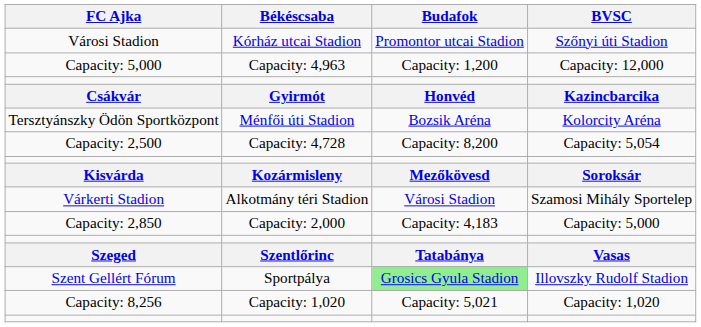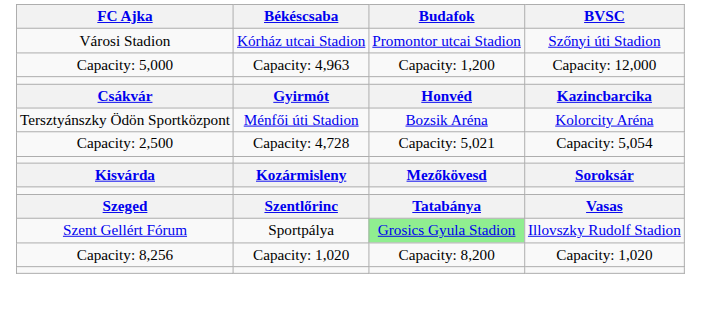(450, 144) Capacity: 8,200 -> (447, 144) Capacity: 5,021
- row: (114, 199)
- row: (114, 223)
(450, 302) Capacity: 5,021 -> (447, 254) Capacity: 8,200
